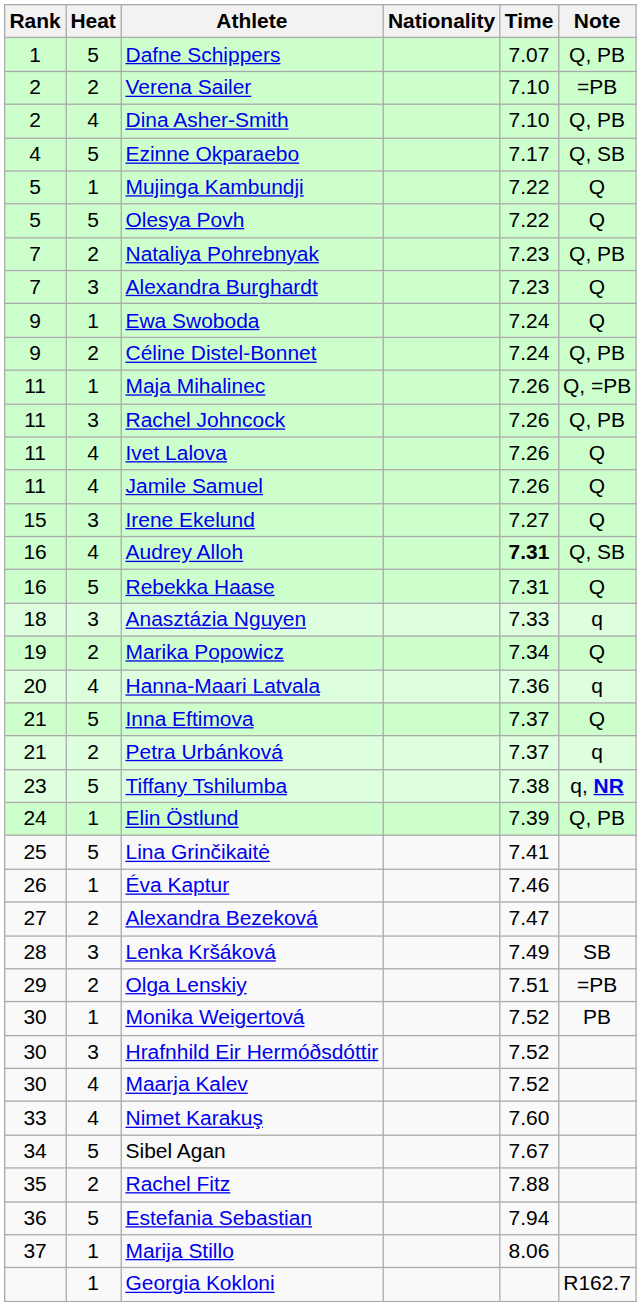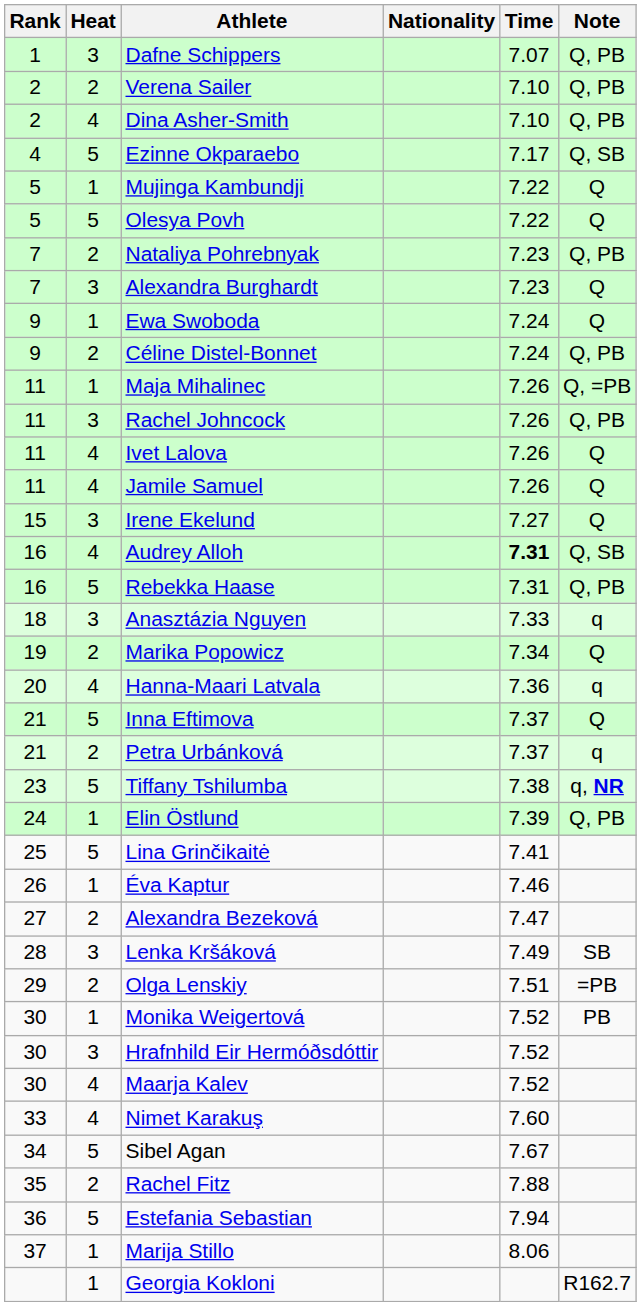(93, 54) 5 -> (93, 54) 3
(597, 87) =PB -> (597, 87) Q, PB
(597, 586) Q -> (597, 586) Q, PB
